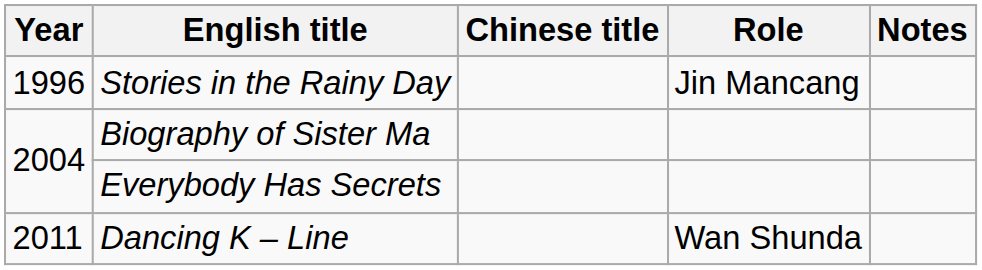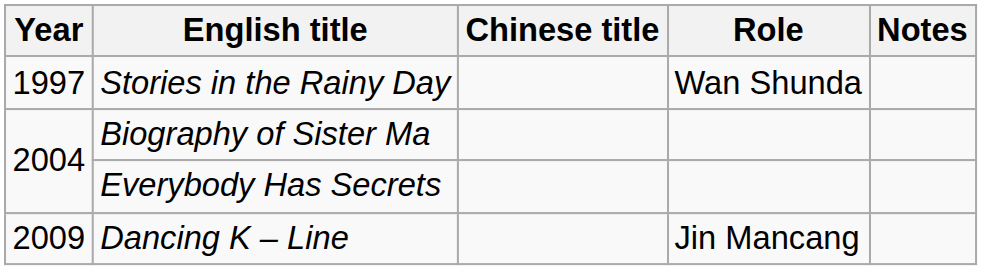(49, 82) 1996 -> (49, 82) 1997
(767, 82) Jin Mancang -> (768, 82) Wan Shunda
(48, 237) 2011 -> (49, 237) 2009
(768, 237) Wan Shunda -> (767, 237) Jin Mancang
